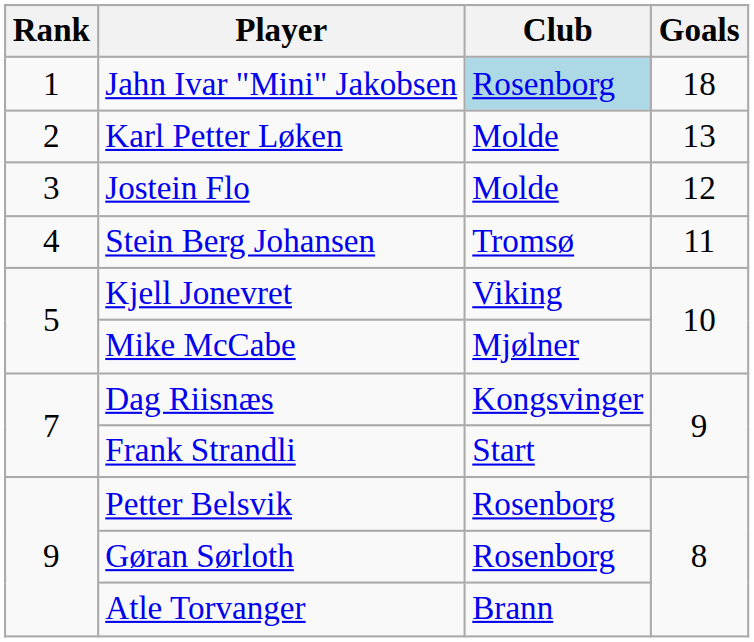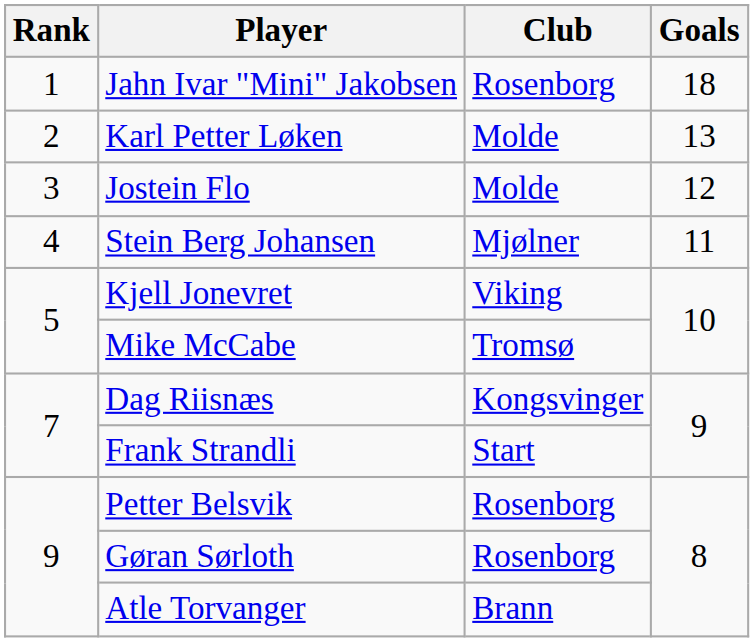(544, 83) lightblue background -> (544, 83) no background
(523, 240) Tromsø -> (526, 240) Mjølner
(526, 345) Mjølner -> (523, 345) Tromsø
